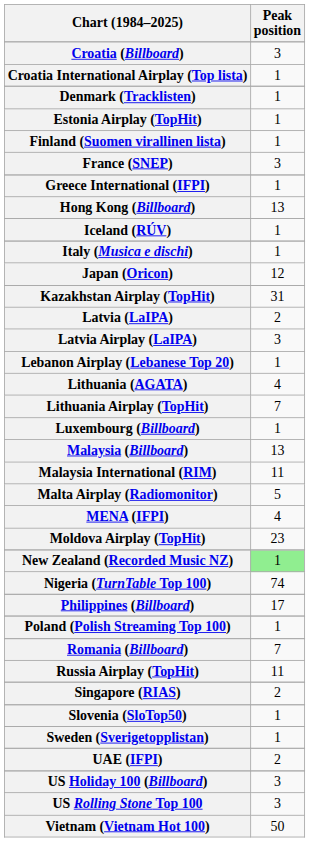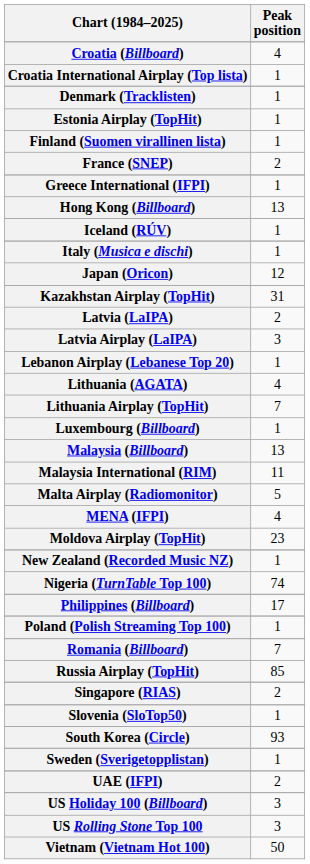(277, 53) 3 -> (277, 53) 4
(277, 163) 3 -> (277, 163) 2
(277, 561) lightgreen background -> (277, 561) no background
(277, 671) 11 -> (277, 671) 85
+ row: (128, 737)
